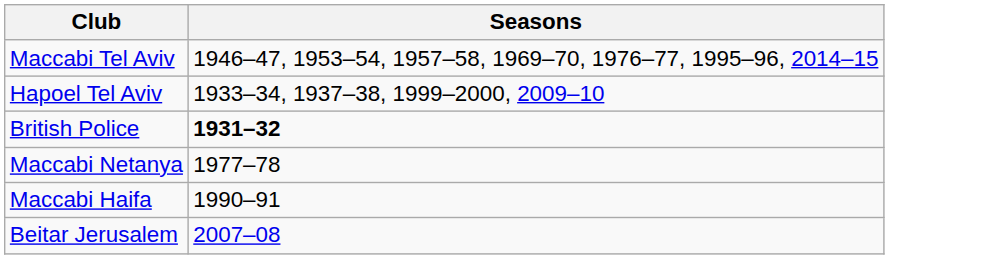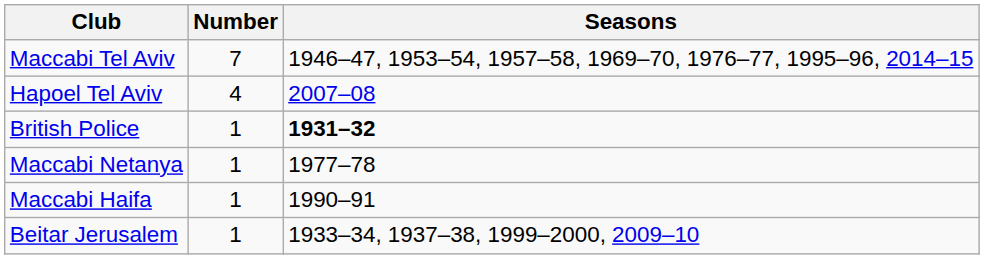+ column: (236, 22)
(399, 93) 1933–34, 1937–38, 1999–2000, 2009–10 -> (332, 93) 2007–08
(237, 235) 2007–08 -> (494, 235) 1933–34, 1937–38, 1999–2000, 2009–10
